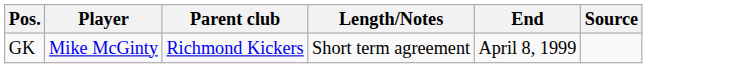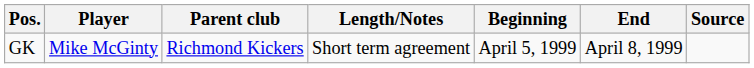+ column: (527, 18)
